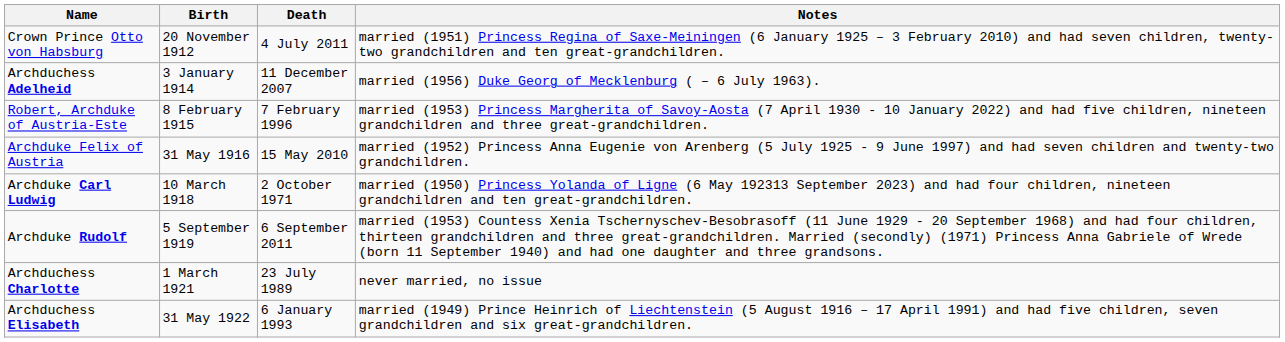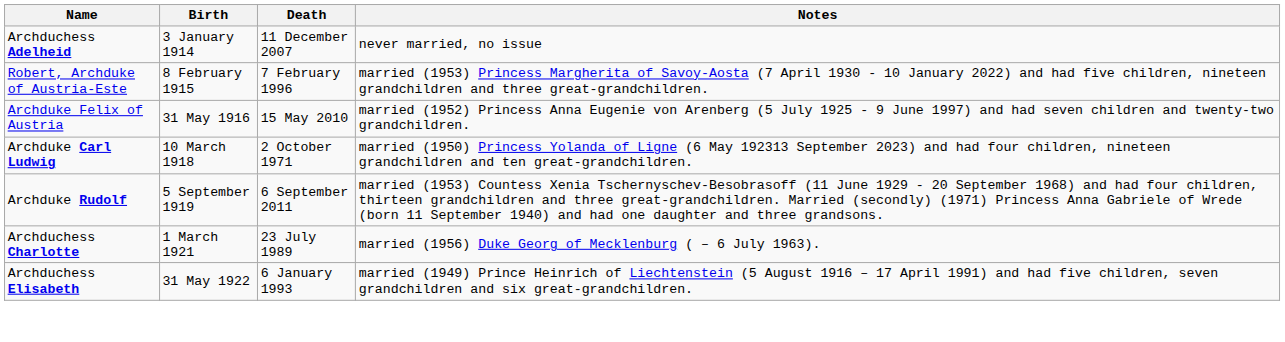- row: (75, 45)
(590, 81) married (1956) Duke Georg of Mecklenburg ( – 6 July 1963). -> (450, 45) never married, no issue
(450, 281) never married, no issue -> (590, 244) married (1956) Duke Georg of Mecklenburg ( – 6 July 1963).
